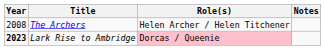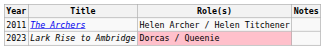(16, 25) 2008 -> (16, 25) 2011
(16, 38) bold -> (16, 38) normal
